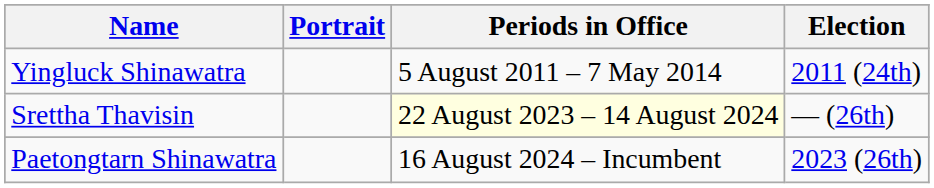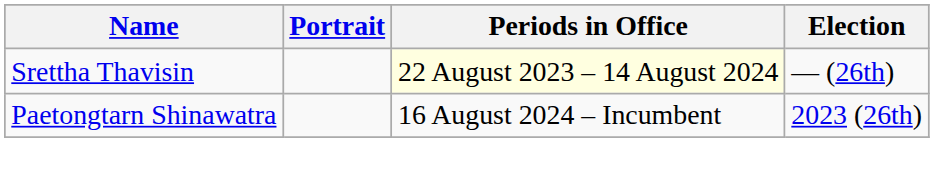- row: (128, 70)
